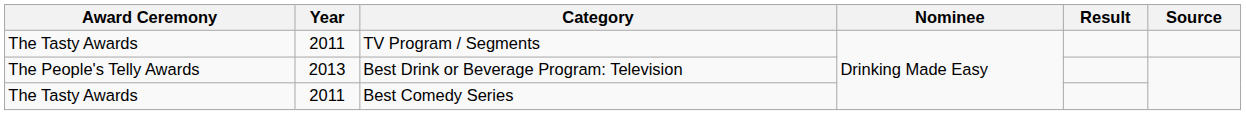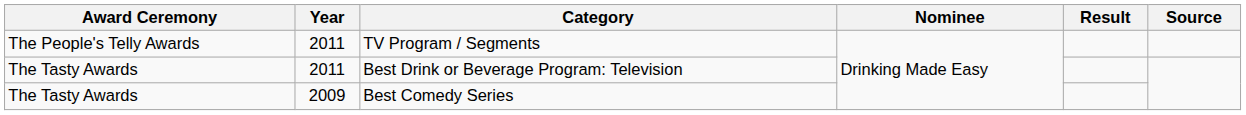(73, 43) The Tasty Awards -> (104, 43) The People's Telly Awards
(104, 69) The People's Telly Awards -> (73, 69) The Tasty Awards
(327, 69) 2013 -> (327, 69) 2011
(327, 95) 2011 -> (327, 95) 2009
